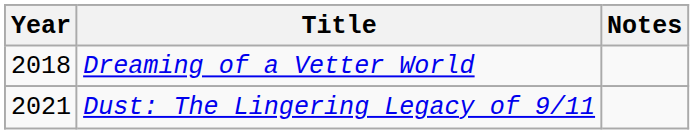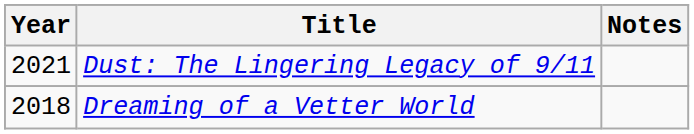rows swapped: (279, 66) <-> (339, 107)
